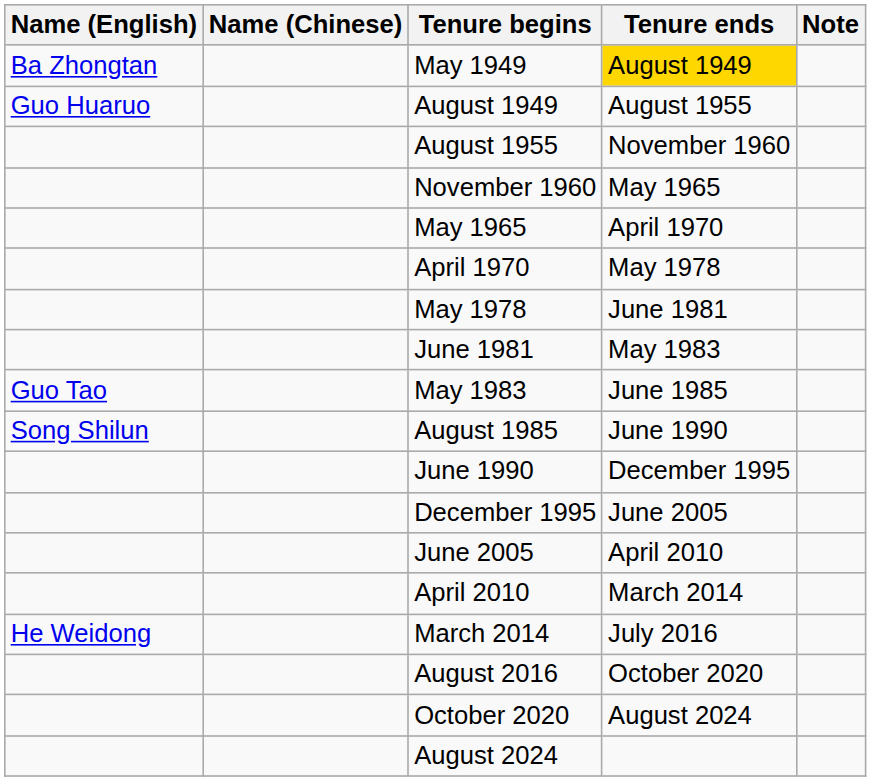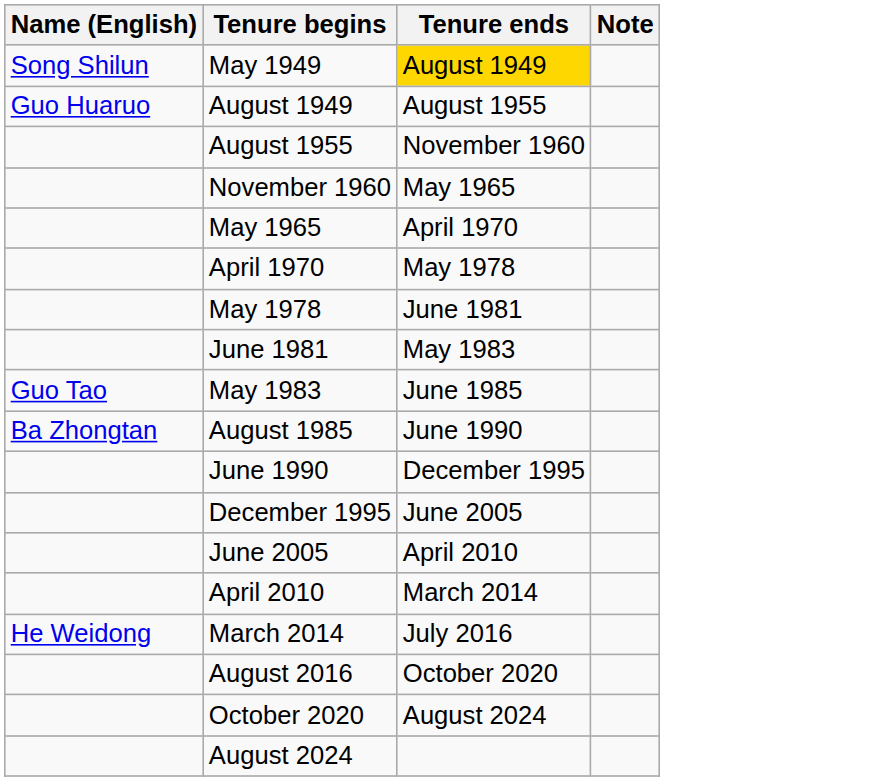- column: (306, 24)
(84, 65) Ba Zhongtan -> (80, 65) Song Shilun
(80, 430) Song Shilun -> (84, 430) Ba Zhongtan
